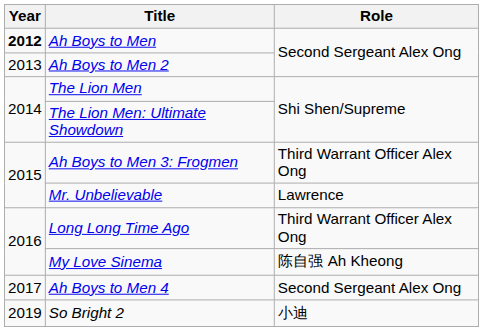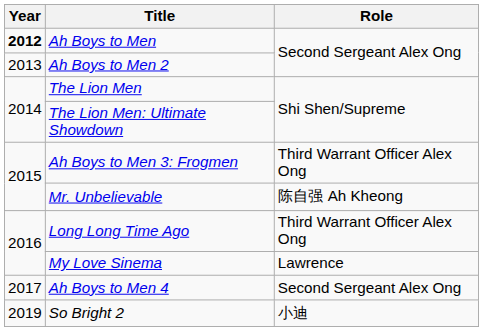(311, 195) Lawrence -> (340, 196) 陈自强 Ah Kheong
(340, 261) 陈自强 Ah Kheong -> (311, 263) Lawrence
